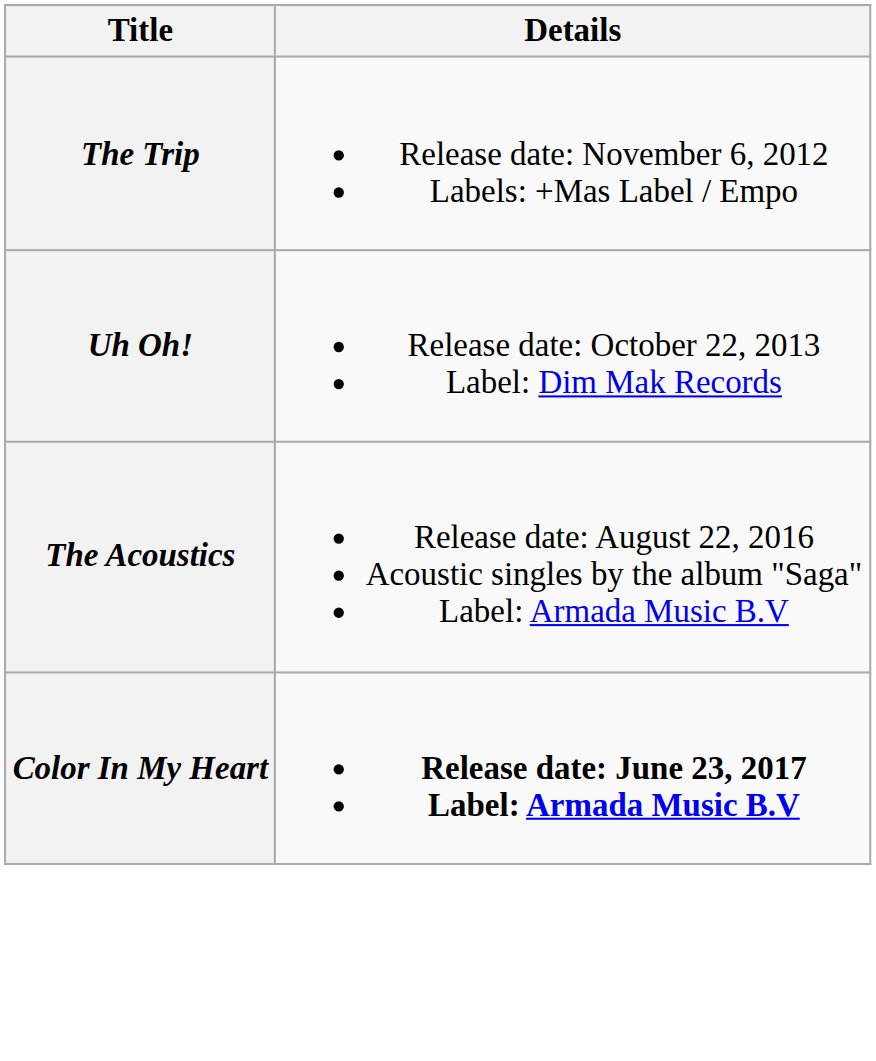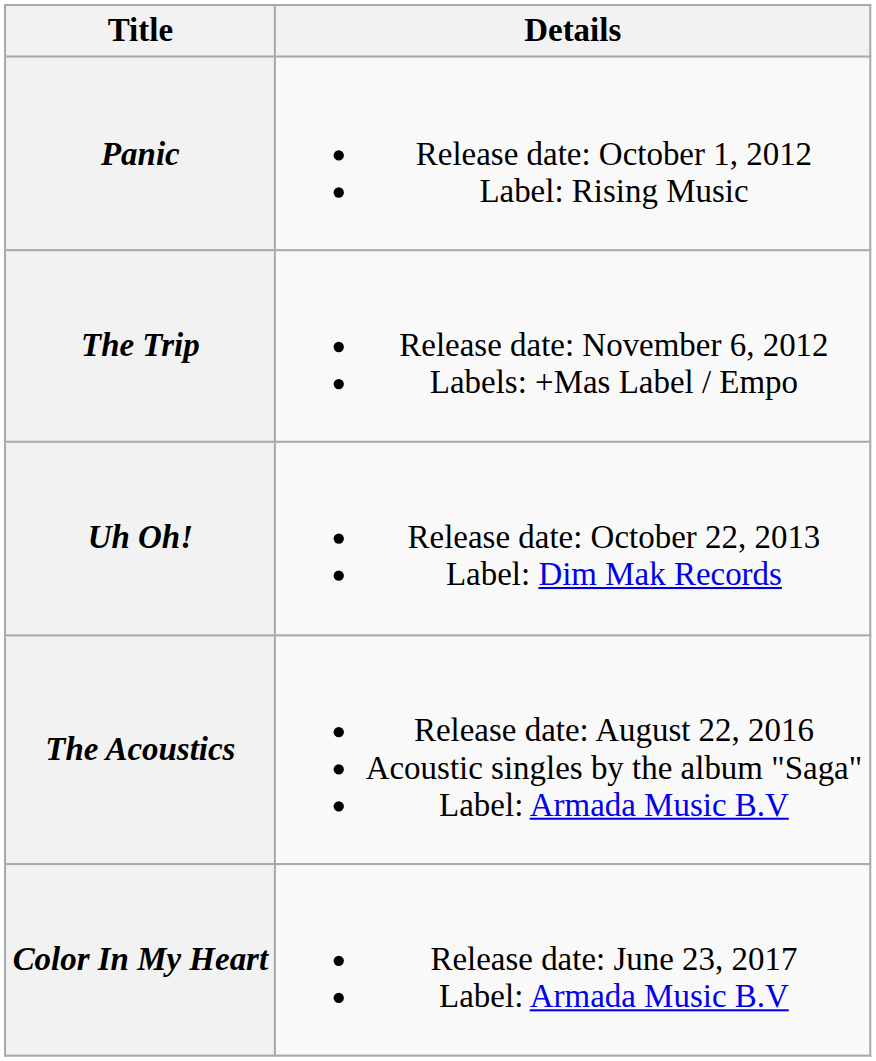+ row: (140, 152)
(573, 786) bold -> (573, 979) normal
